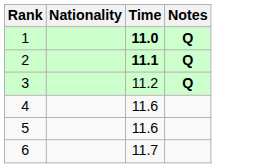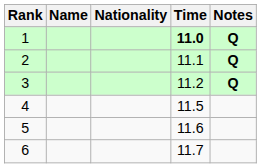+ column: (69, 15)
(145, 60) bold -> (190, 60) normal
(145, 106) 11.6 -> (190, 106) 11.5
